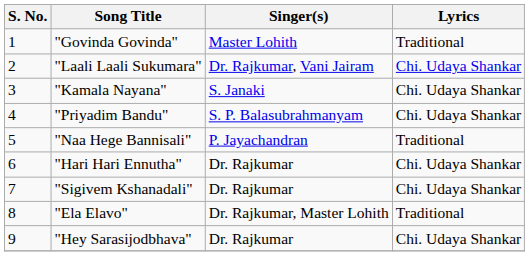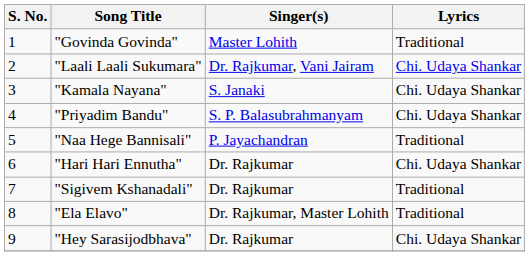(459, 189) Chi. Udaya Shankar -> (430, 189) Traditional
